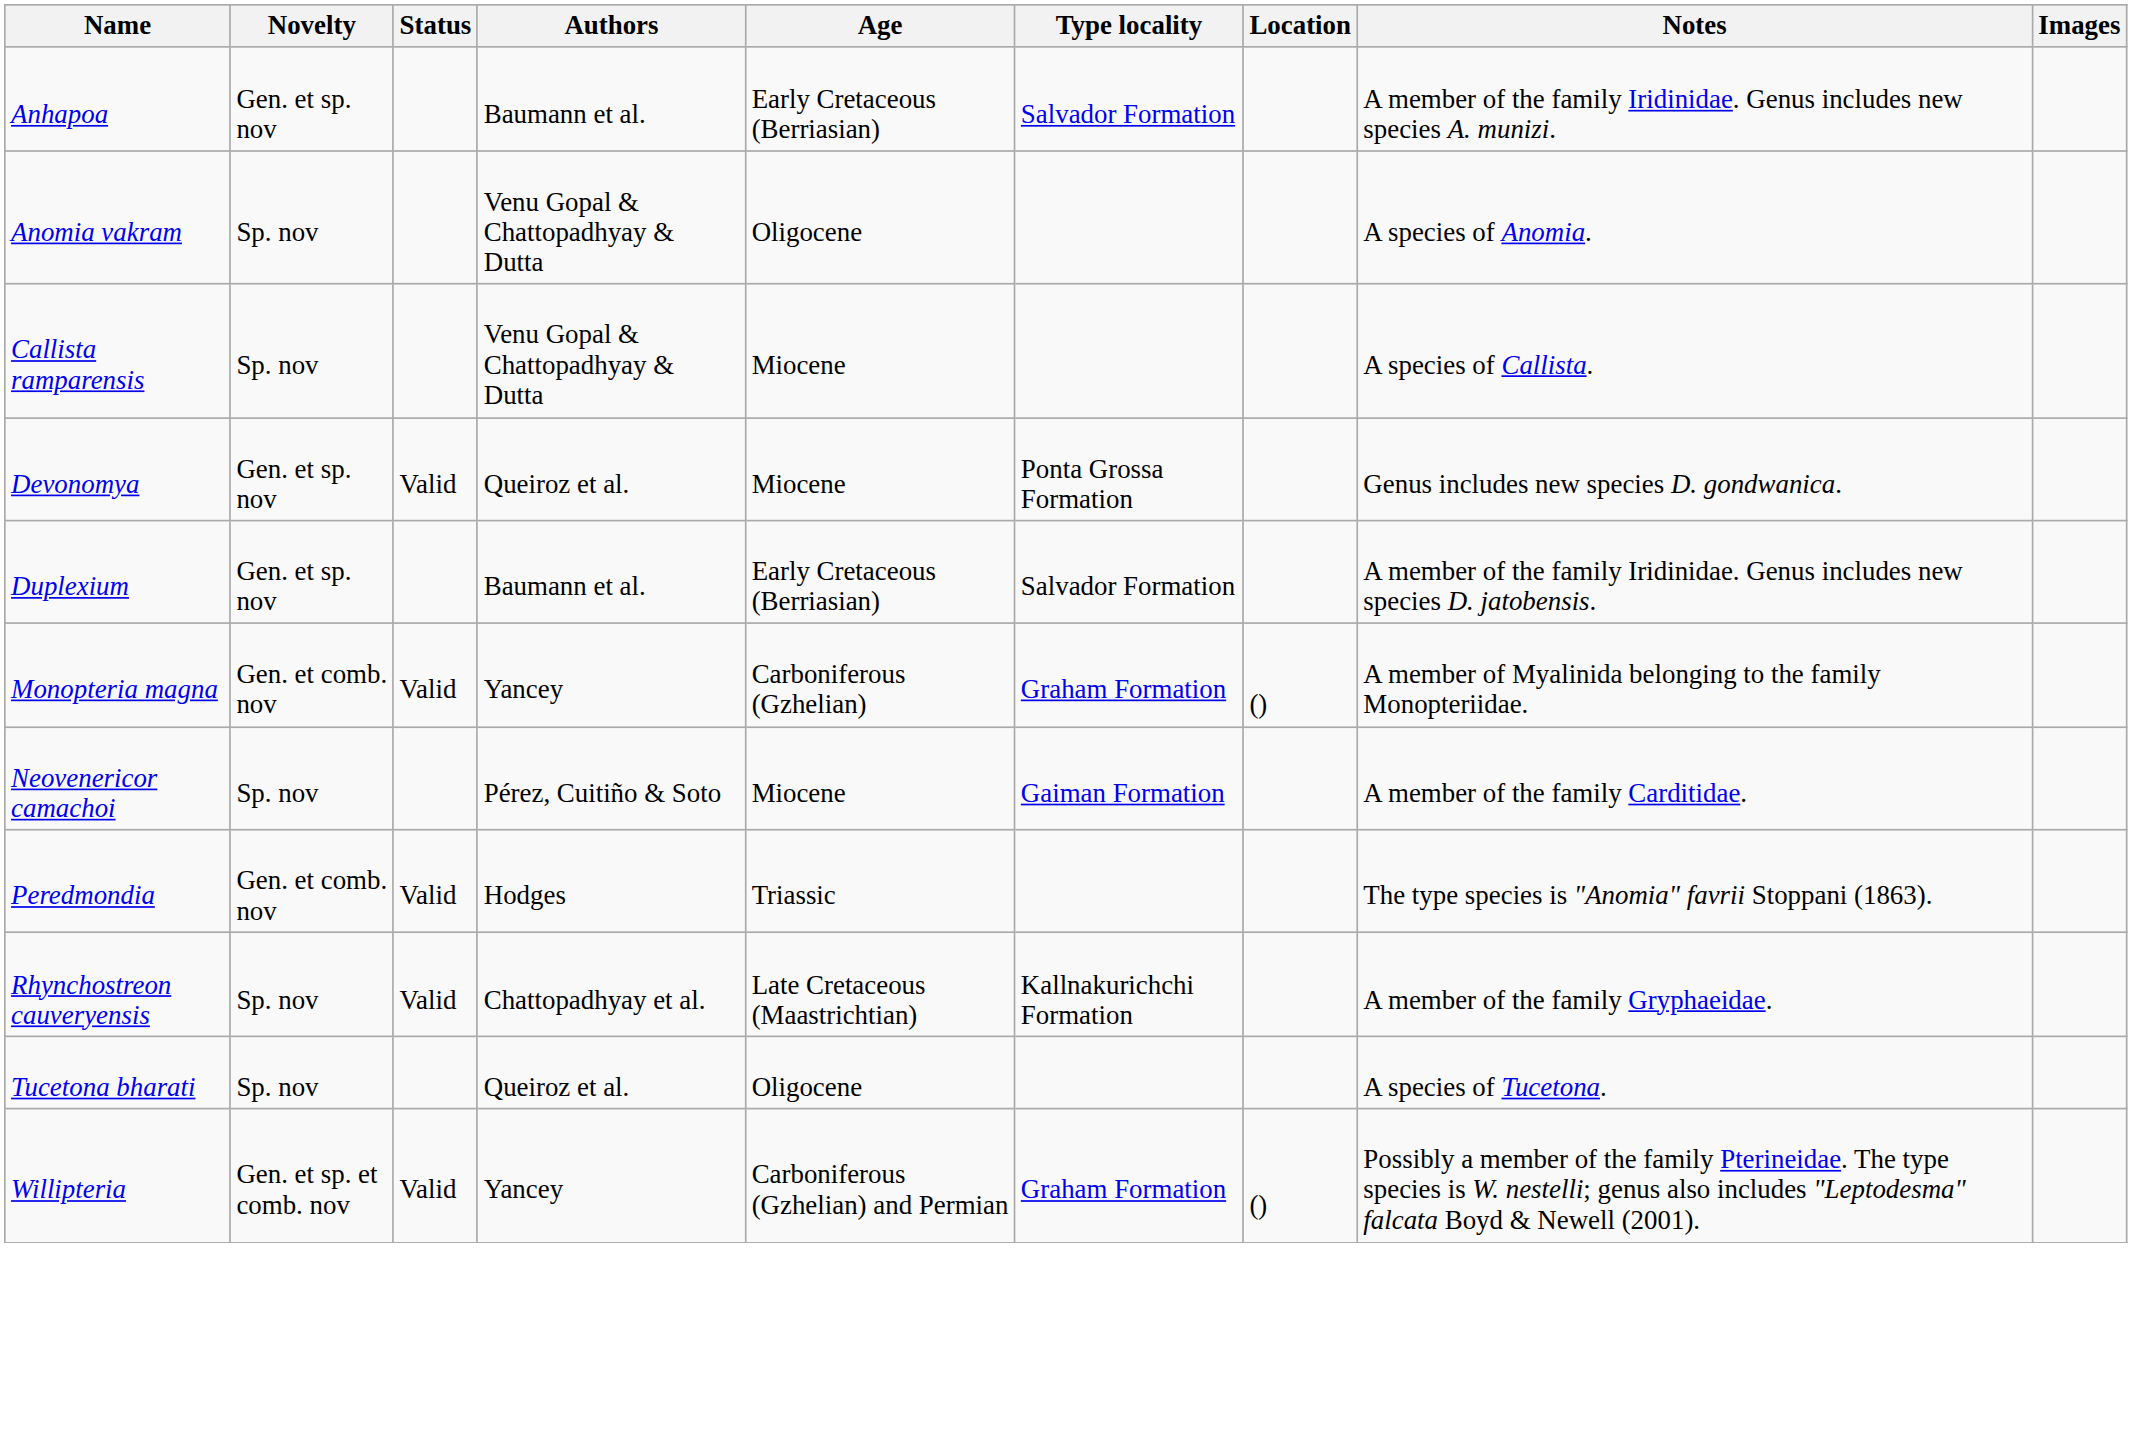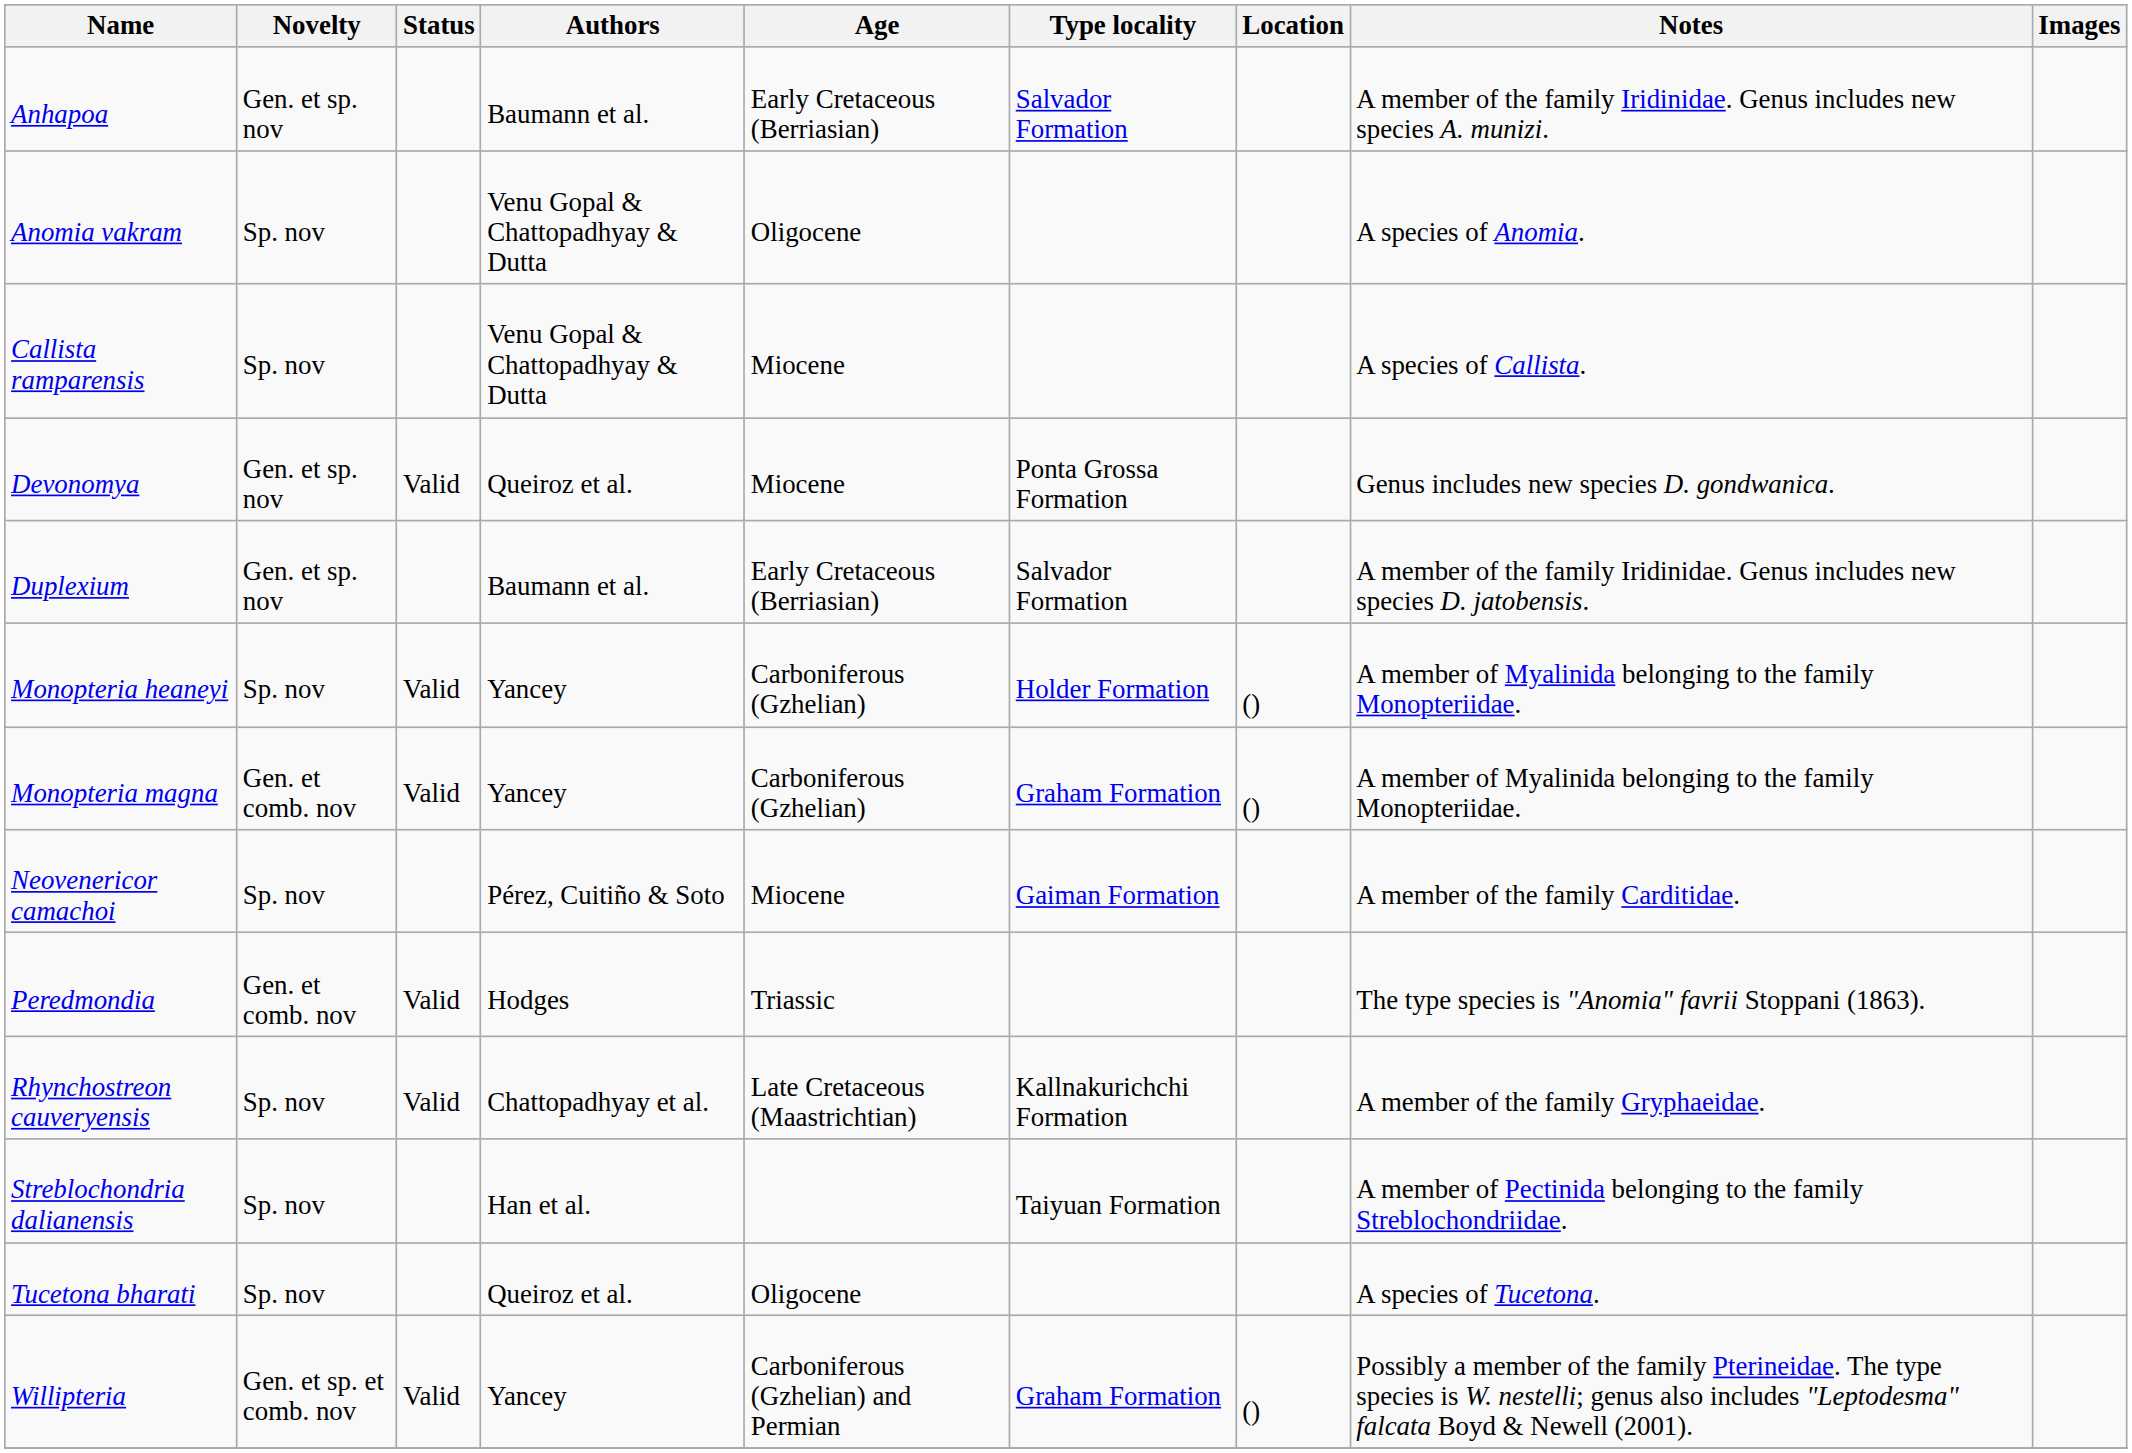+ row: (120, 689)
+ row: (98, 1205)
